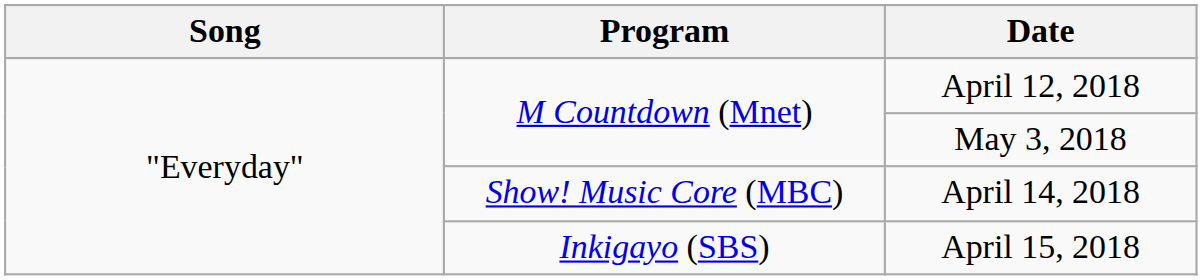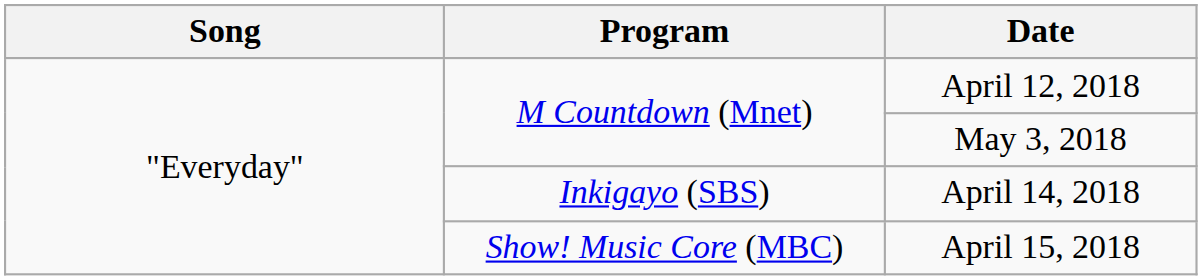(665, 192) Show! Music Core (MBC) -> (664, 192) Inkigayo (SBS)
(664, 246) Inkigayo (SBS) -> (665, 246) Show! Music Core (MBC)
